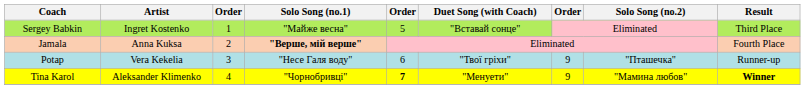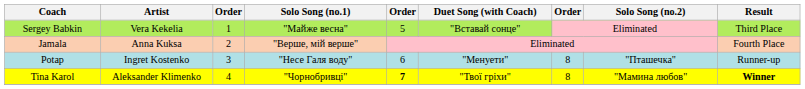(157, 28) Ingret Kostenko -> (157, 28) Vera Kekelia
(316, 44) bold -> (316, 44) normal
(157, 60) Vera Kekelia -> (157, 60) Ingret Kostenko
(485, 60) "Твоï грiхи" -> (485, 60) "Менуети"
(568, 60) 9 -> (568, 60) 8
(485, 76) "Менуети" -> (485, 76) "Твоï грiхи"
(568, 76) 9 -> (568, 76) 8
